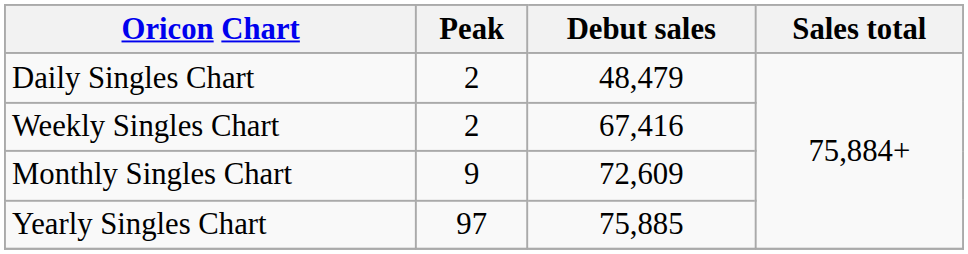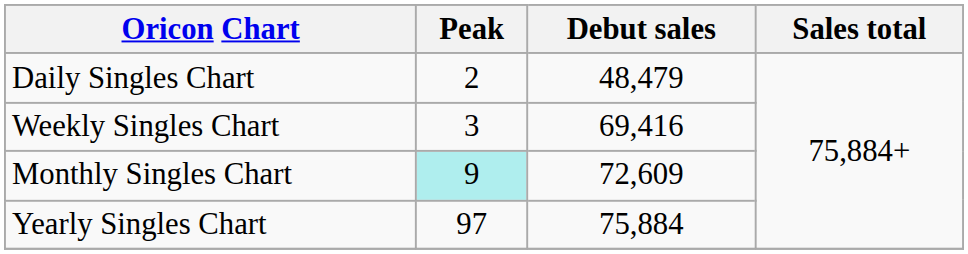(472, 126) 2 -> (472, 126) 3
(641, 126) 67,416 -> (641, 126) 69,416
(472, 175) no background -> (472, 175) paleturquoise background
(641, 223) 75,885 -> (641, 223) 75,884
